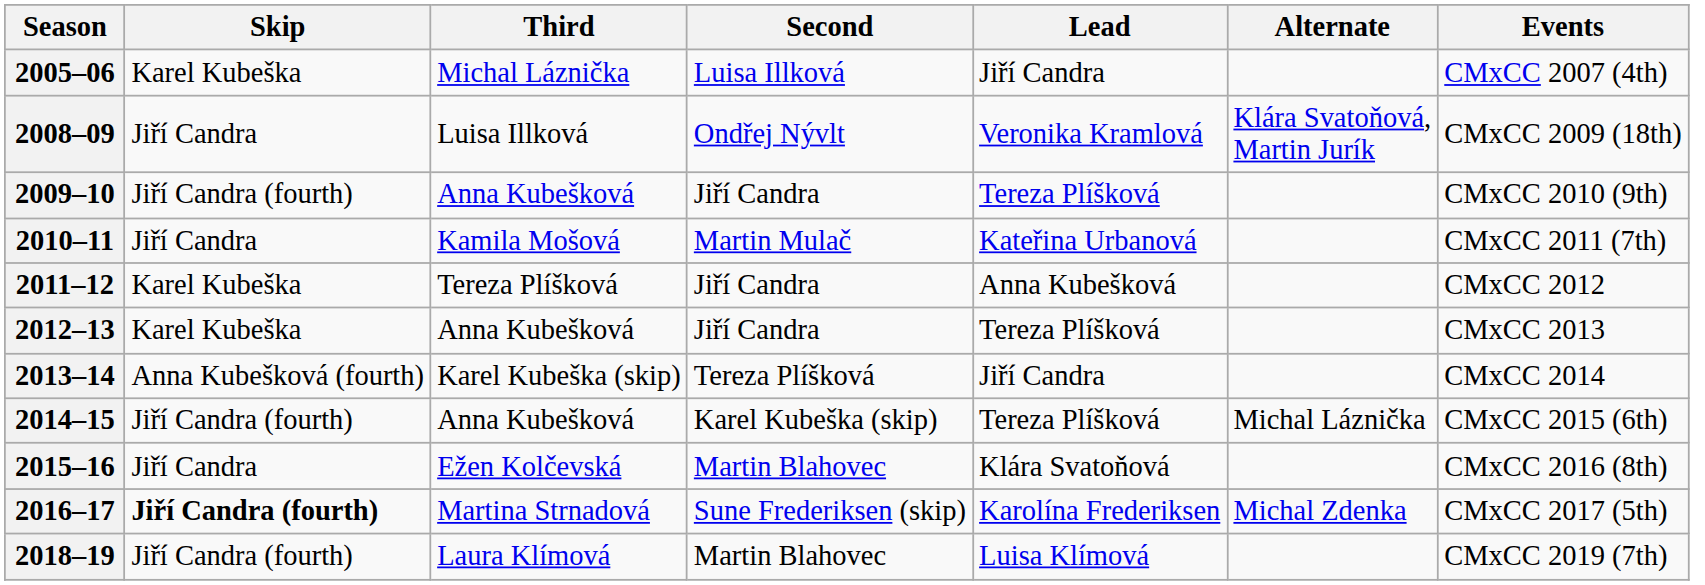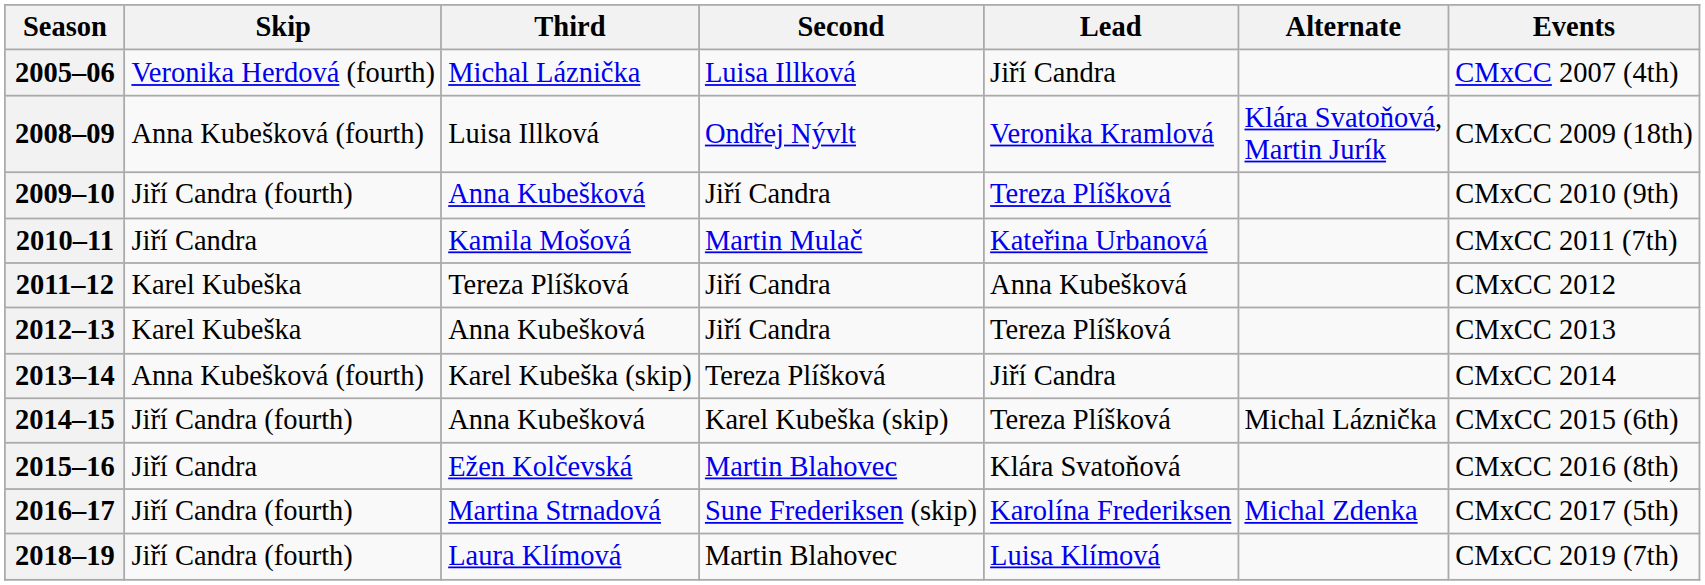(216, 72) Karel Kubeška -> (283, 72) Veronika Herdová (fourth)
(194, 133) Jiří Candra -> (278, 133) Anna Kubešková (fourth)
(255, 510) bold -> (242, 510) normal
